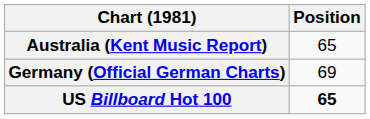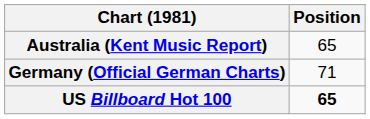(327, 72) 69 -> (327, 72) 71
